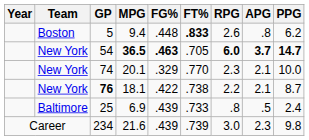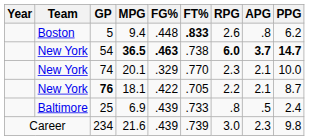(197, 51) .705 -> (197, 51) .738
(197, 89) .738 -> (197, 89) .705
